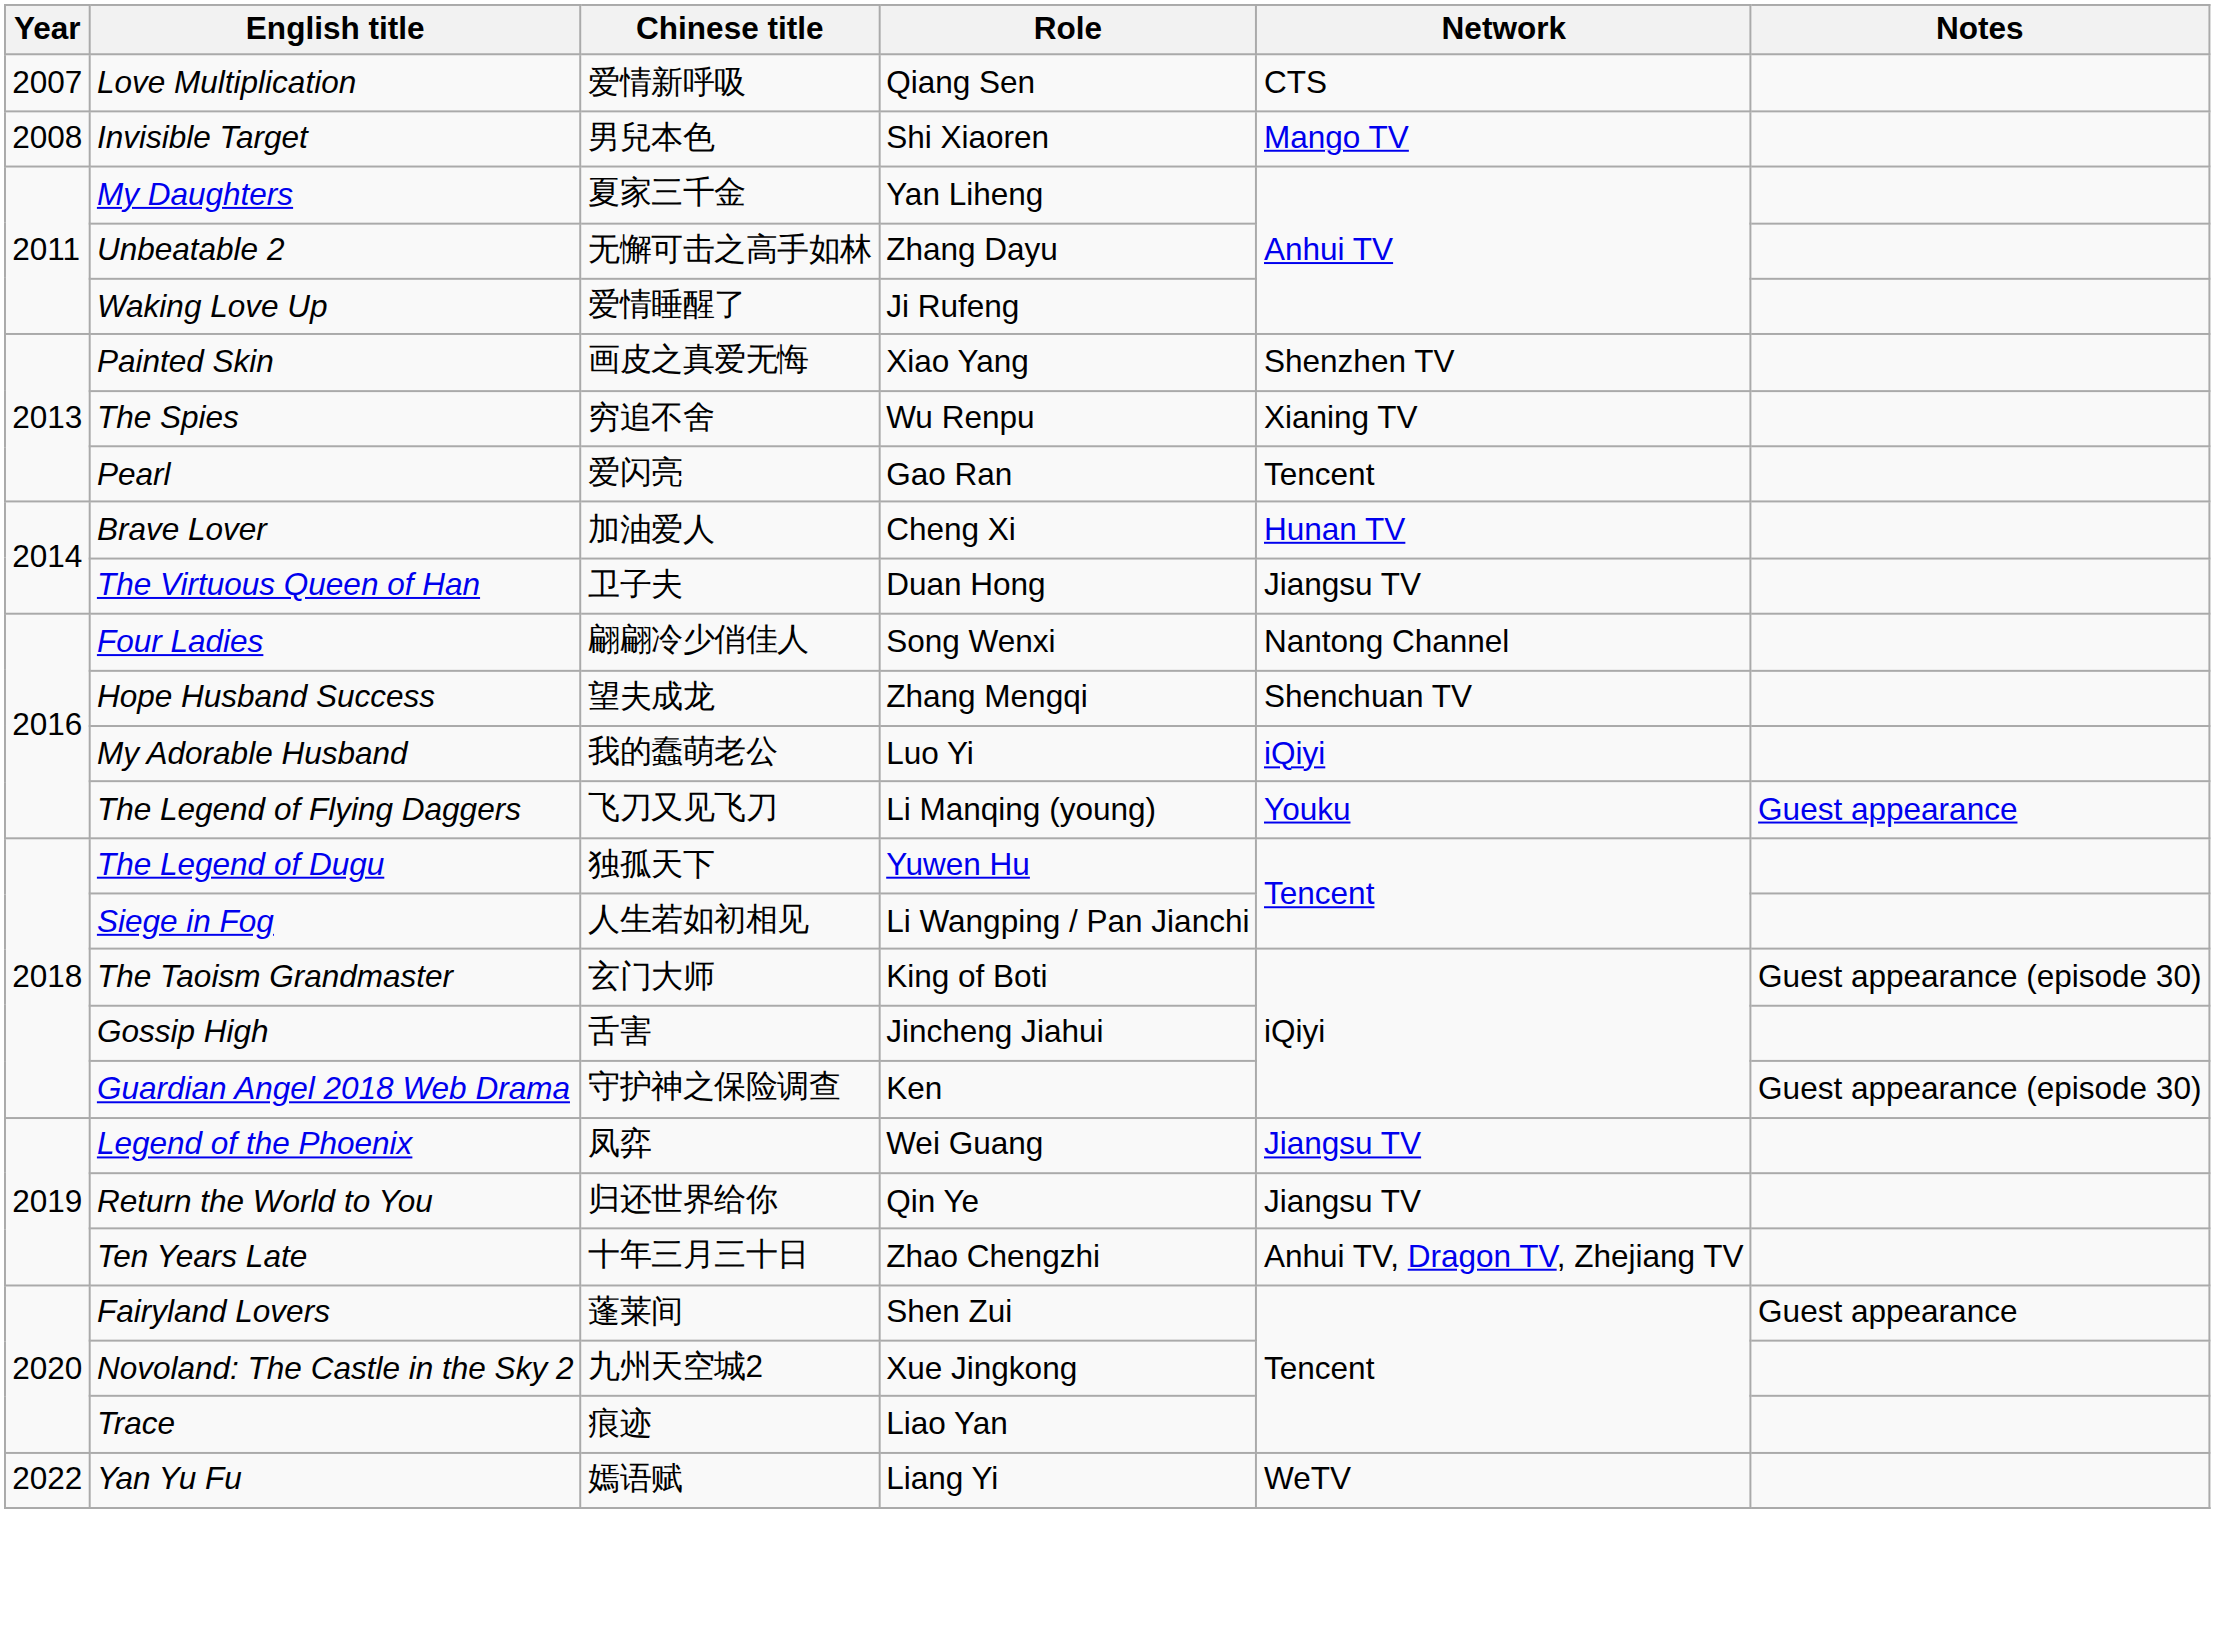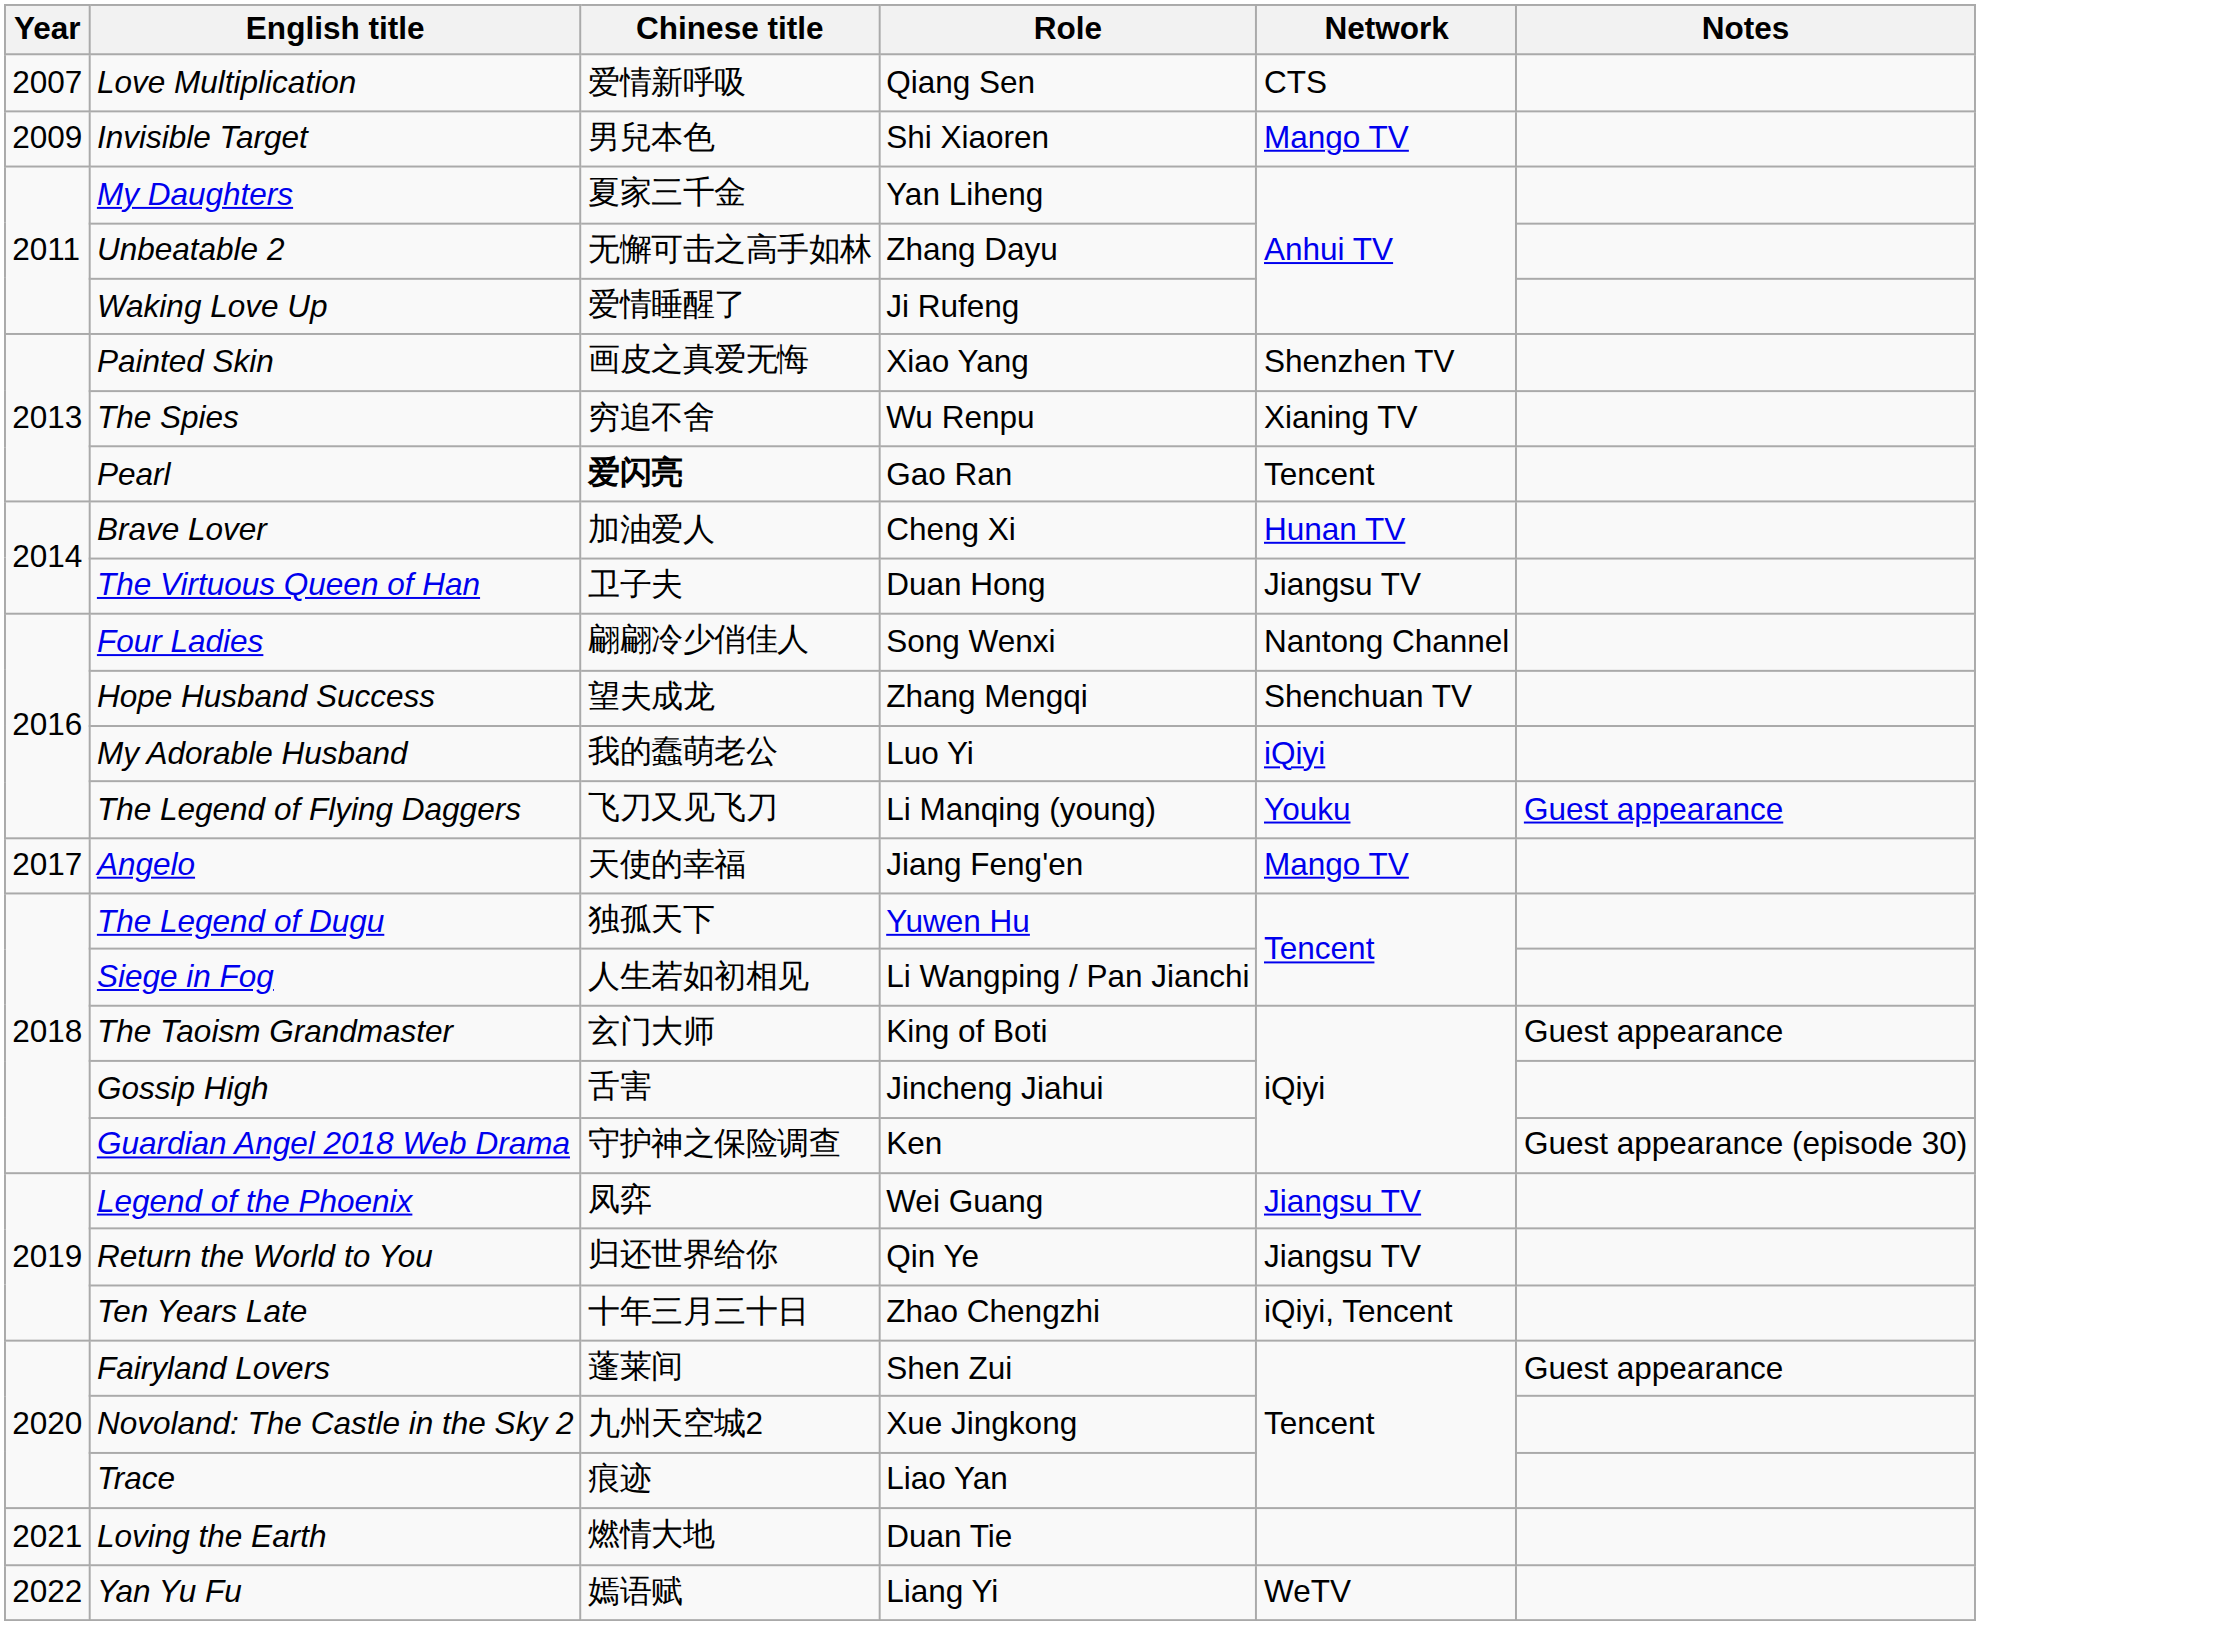(47, 138) 2008 -> (47, 138) 2009
(635, 472) normal -> (635, 472) bold
+ row: (146, 865)
(1980, 976) Guest appearance (episode 30) -> (1654, 1032) Guest appearance
(1504, 1256) Anhui TV, Dragon TV, Zhejiang TV -> (1358, 1312) iQiyi, Tencent
+ row: (212, 1535)
